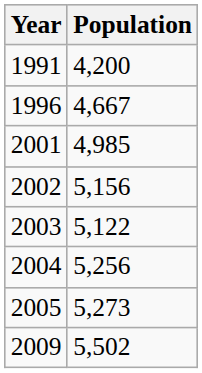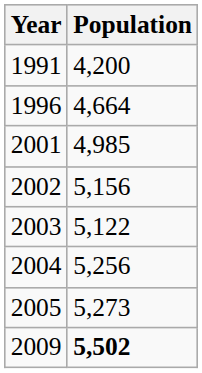(102, 105) 4,667 -> (102, 105) 4,664
(102, 347) normal -> (102, 347) bold
